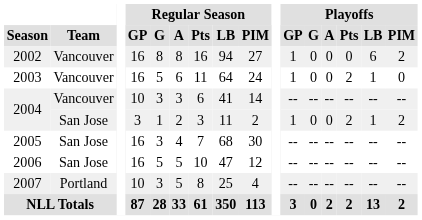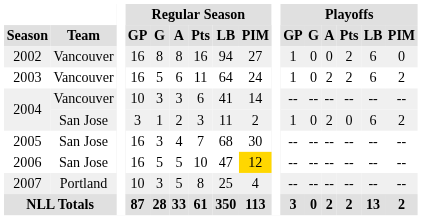(349, 56) 0 -> (349, 56) 2
(401, 56) 2 -> (401, 56) 0
(329, 77) 0 -> (329, 77) 2
(373, 77) 1 -> (373, 77) 6
(401, 77) 0 -> (401, 77) 2
(329, 120) 0 -> (329, 120) 2
(349, 120) 2 -> (349, 120) 0
(373, 120) 1 -> (373, 120) 6
(255, 162) no background -> (255, 162) gold background
